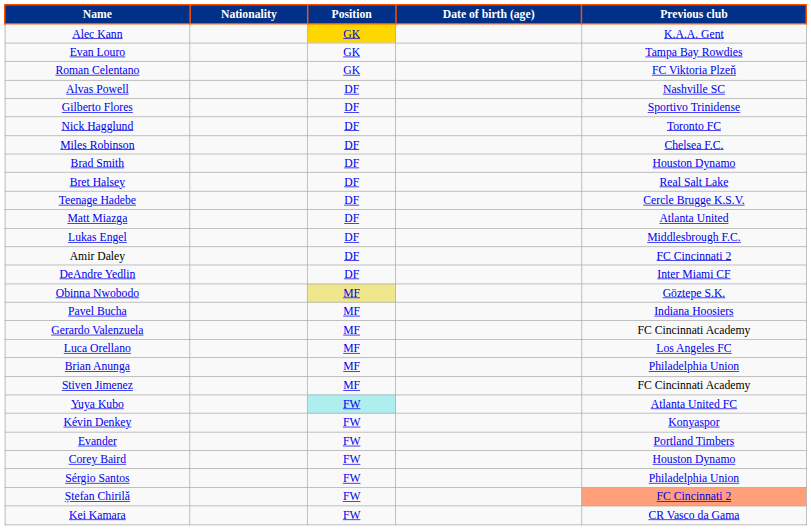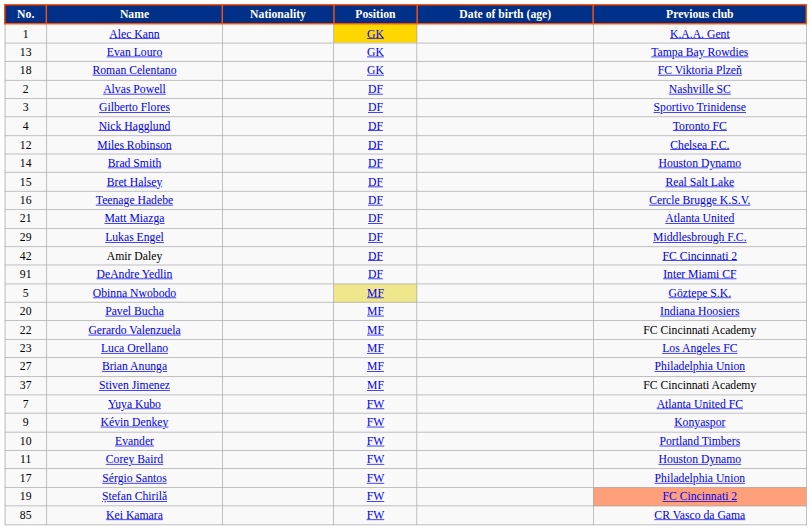+ column: (26, 14)
(352, 404) paleturquoise background -> (375, 404) no background
